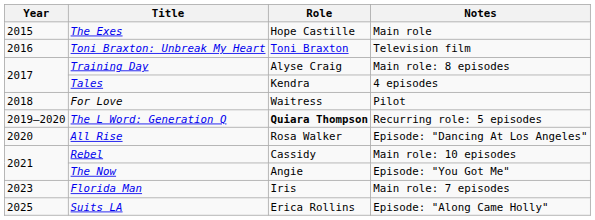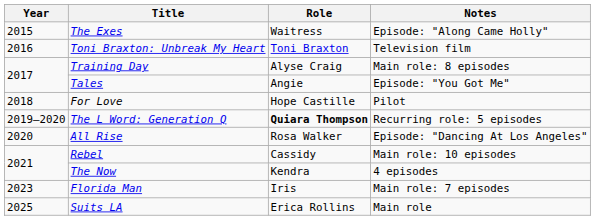(313, 31) Hope Castille -> (297, 31) Waitress
(402, 31) Main role -> (461, 31) Episode: "Along Came Holly"
(290, 84) Kendra -> (287, 84) Angie
(406, 84) 4 episodes -> (441, 84) Episode: "You Got Me"
(297, 101) Waitress -> (313, 101) Hope Castille
(287, 171) Angie -> (290, 171) Kendra
(441, 171) Episode: "You Got Me" -> (406, 171) 4 episodes
(461, 207) Episode: "Along Came Holly" -> (402, 207) Main role
